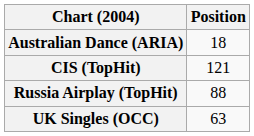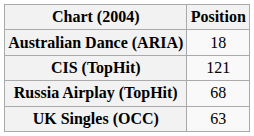(218, 93) 88 -> (218, 93) 68
